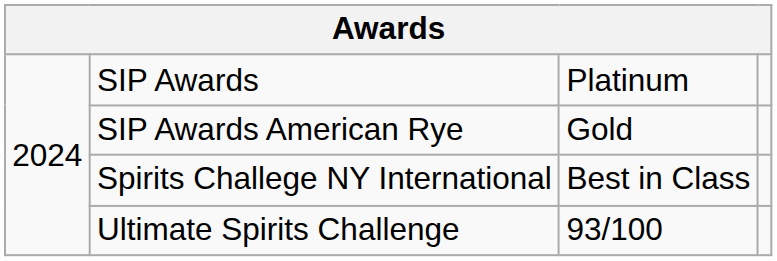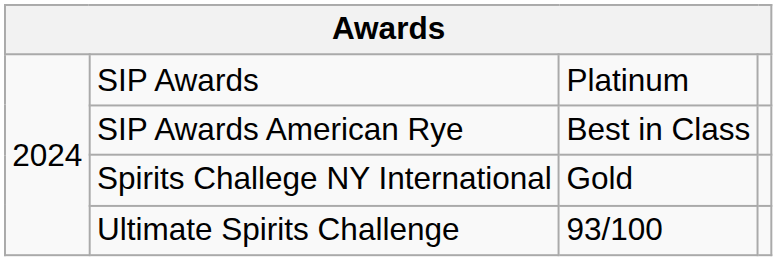(600, 129) Gold -> (658, 129) Best in Class
(658, 179) Best in Class -> (600, 179) Gold
